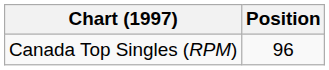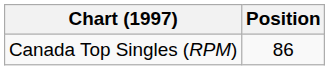(283, 49) 96 -> (283, 49) 86
